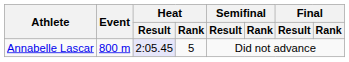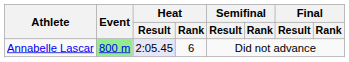(115, 48) no background -> (115, 48) lightgreen background
(191, 48) 5 -> (191, 48) 6
